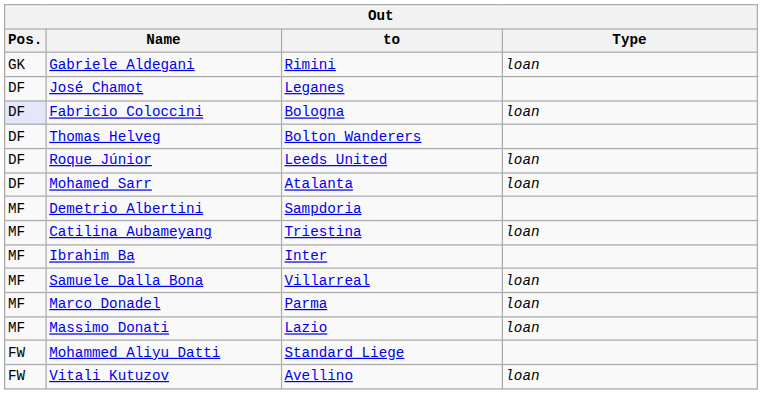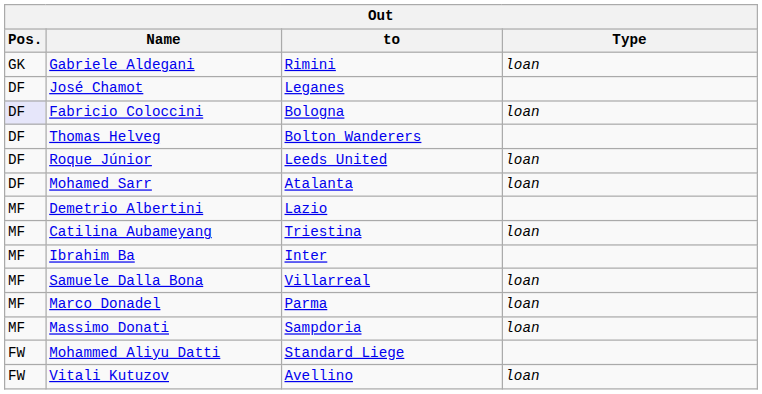(323, 208) Sampdoria -> (306, 208) Lazio
(306, 328) Lazio -> (323, 328) Sampdoria
